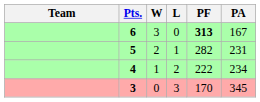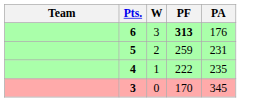- column: (177, 13)
(238, 32) 167 -> (218, 32) 176
(204, 50) 282 -> (184, 50) 259
(238, 69) 234 -> (218, 69) 235
